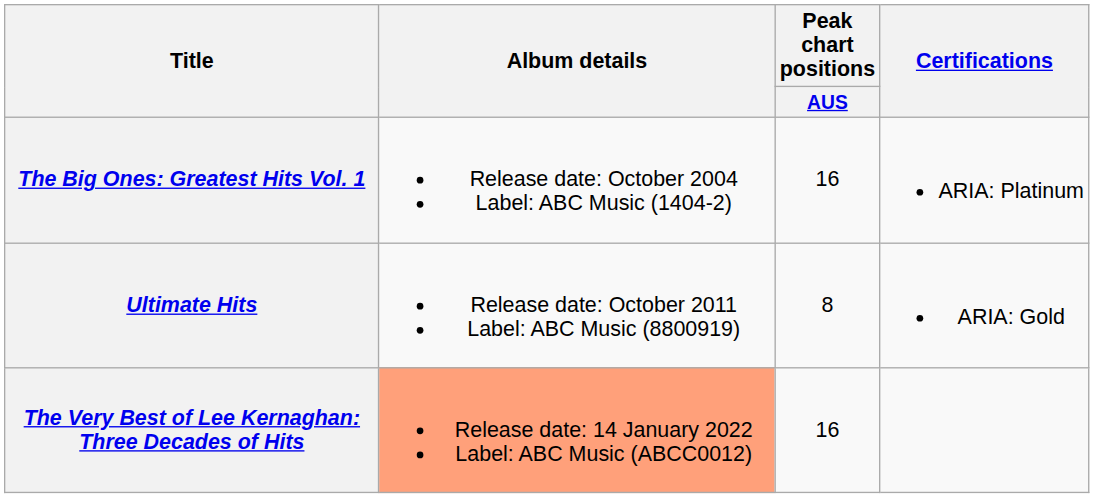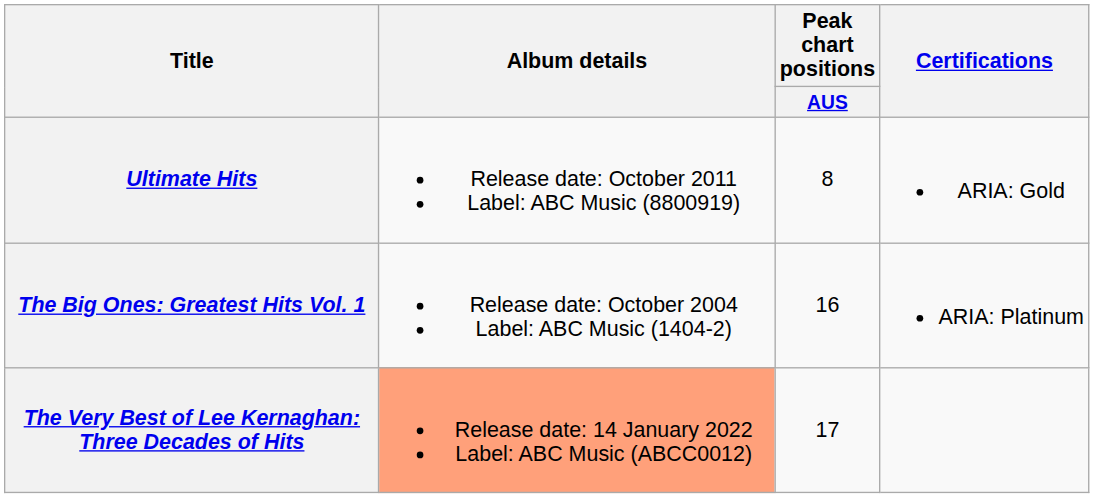rows swapped: (192, 179) <-> (192, 304)
(827, 430) 16 -> (827, 430) 17
